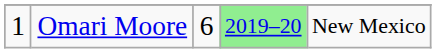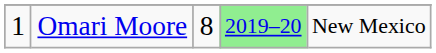(207, 26) 6 -> (207, 26) 8
